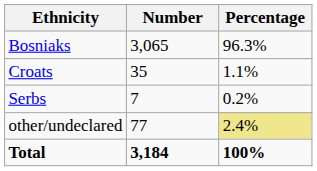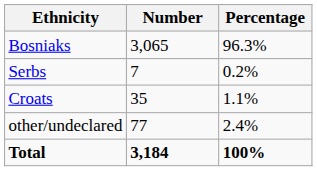rows swapped: (31, 71) <-> (27, 98)
(240, 125) khaki background -> (240, 125) no background
